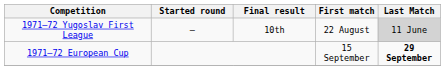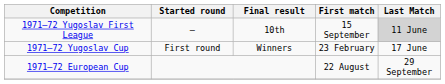(347, 30) 22 August -> (347, 30) 15 September
+ row: (78, 49)
(347, 53) 15 September -> (347, 67) 22 August
(409, 53) bold -> (409, 67) normal
